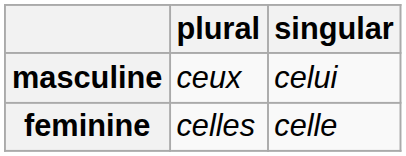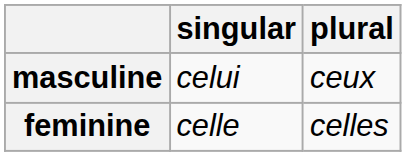columns swapped: (334, 28) <-> (218, 28)
